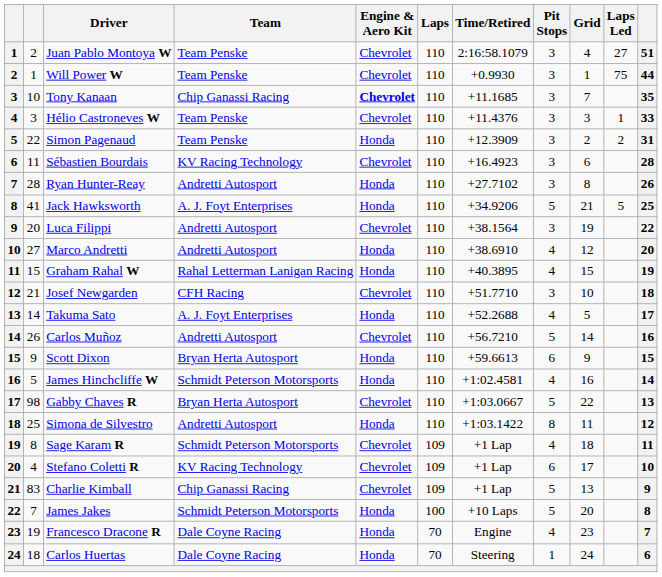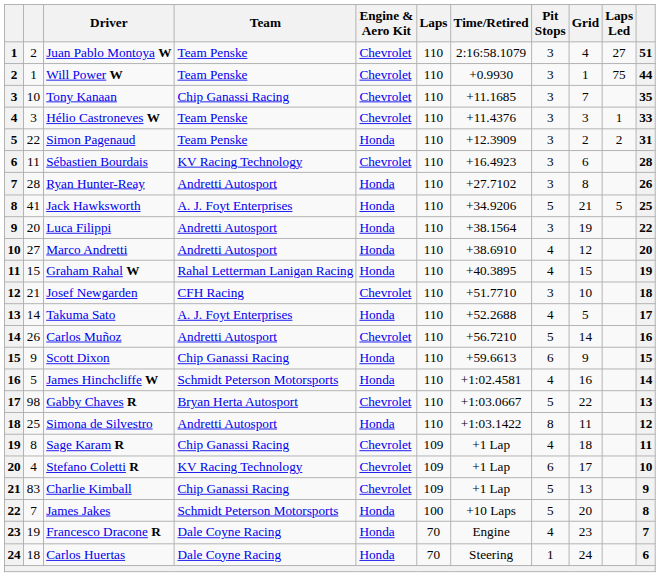(387, 96) bold -> (385, 96) normal
(385, 227) Chevrolet -> (377, 227) Honda
(238, 358) Bryan Herta Autosport -> (233, 358) Chip Ganassi Racing
(258, 445) Schmidt Peterson Motorsports -> (233, 445) Chip Ganassi Racing
